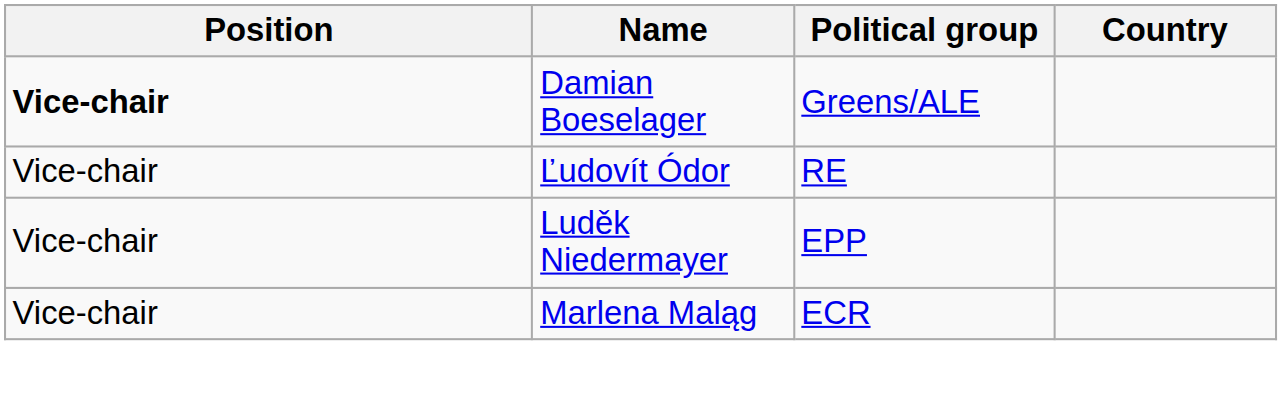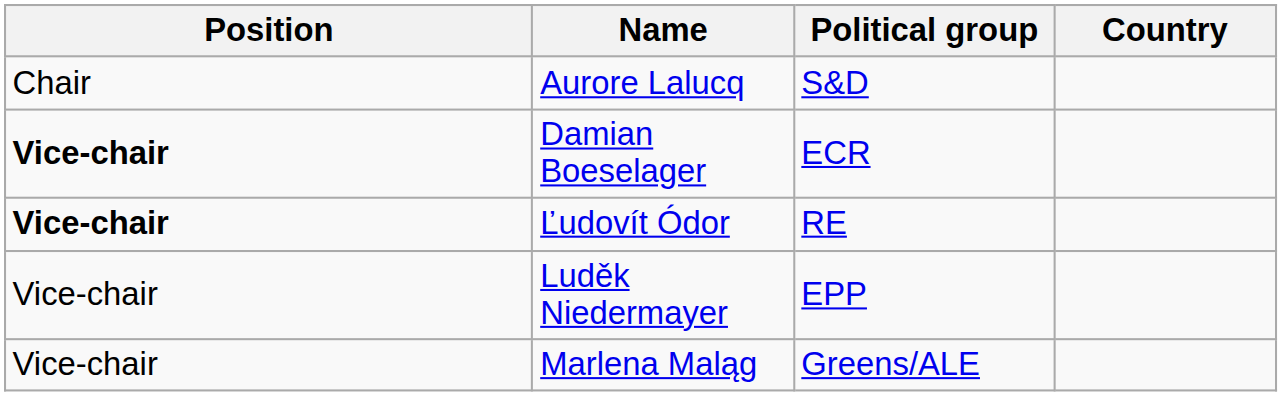+ row: (642, 82)
(891, 100) Greens/ALE -> (836, 152) ECR
(85, 171) normal -> (91, 223) bold
(836, 312) ECR -> (891, 364) Greens/ALE
